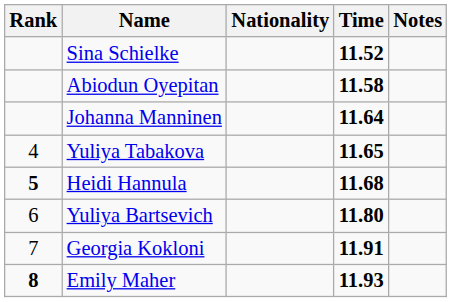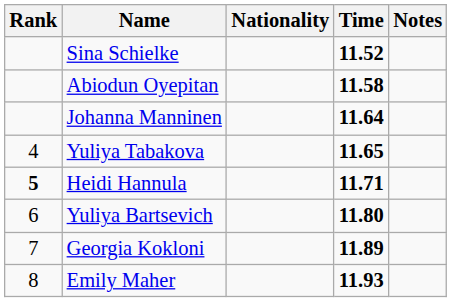(361, 183) 11.68 -> (361, 183) 11.71
(361, 248) 11.91 -> (361, 248) 11.89
(33, 280) bold -> (33, 280) normal
